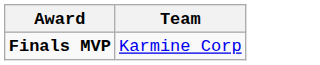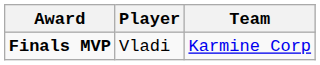+ column: (150, 19)
